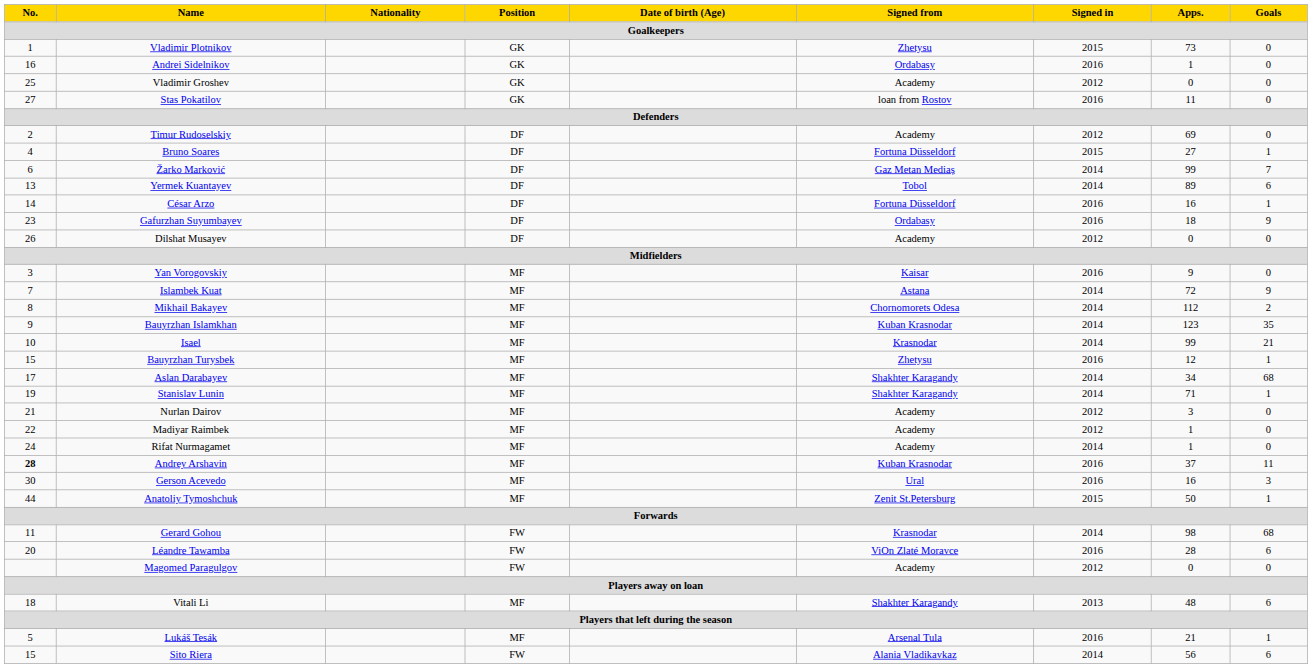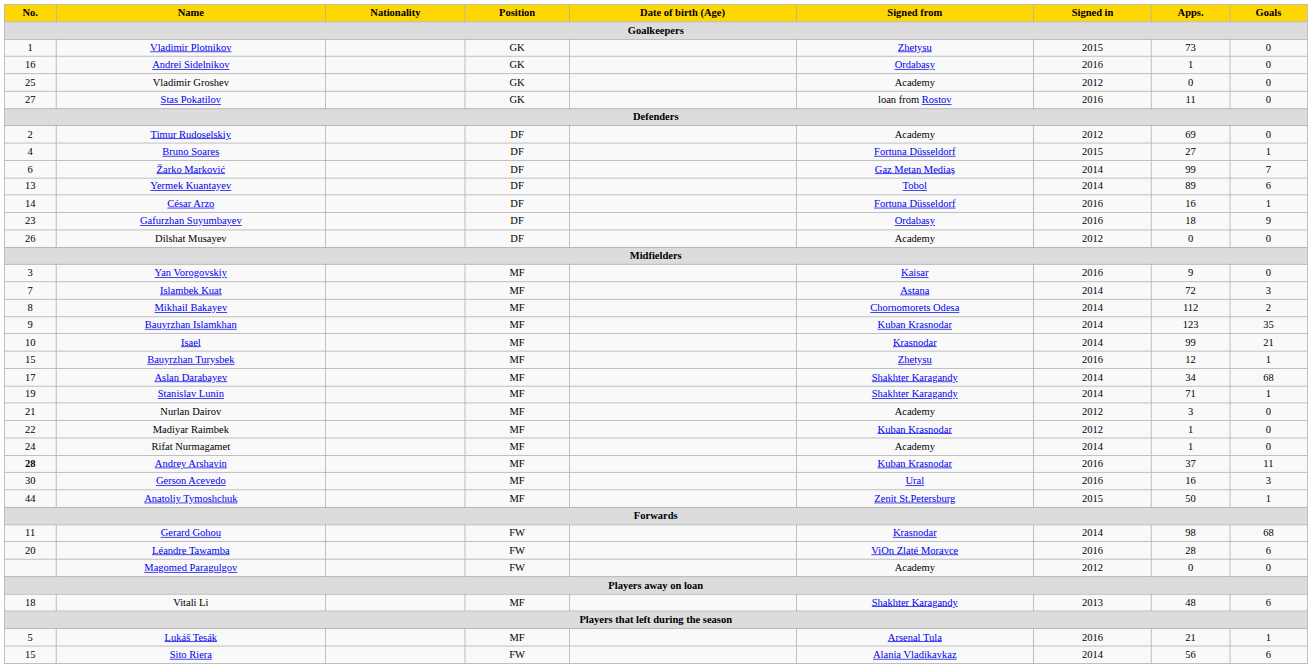(1268, 290) 9 -> (1268, 290) 3
(915, 429) Academy -> (915, 429) Kuban Krasnodar
